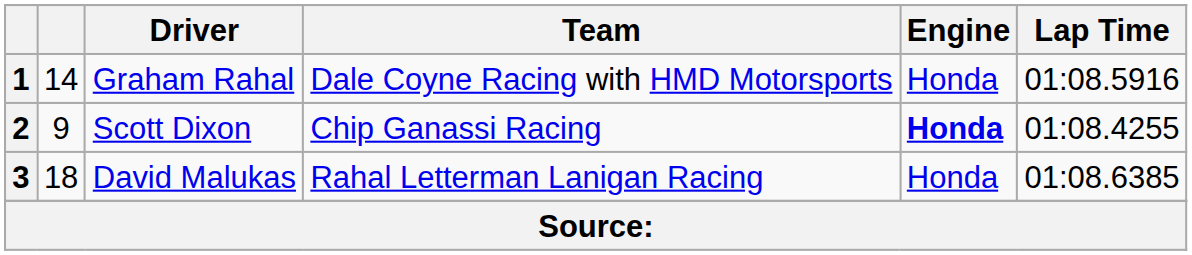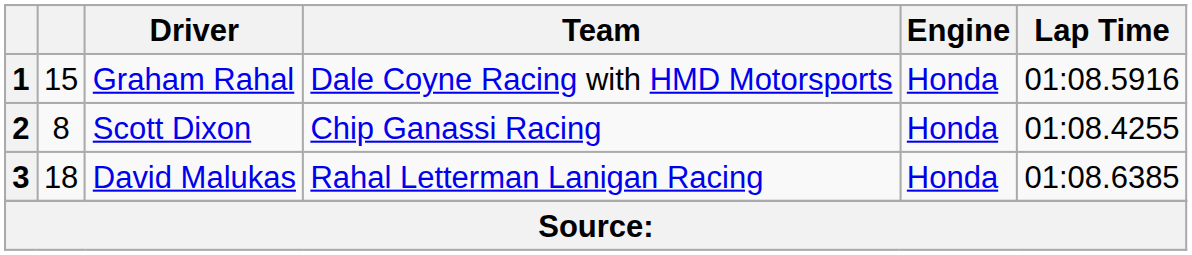(61, 79) 14 -> (61, 79) 15
(61, 128) 9 -> (61, 128) 8
(955, 128) bold -> (952, 128) normal
